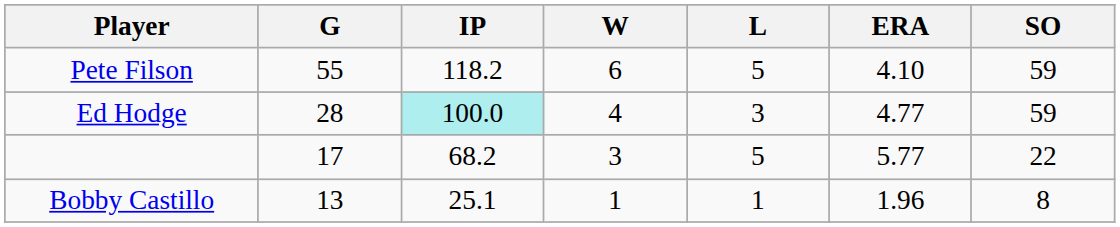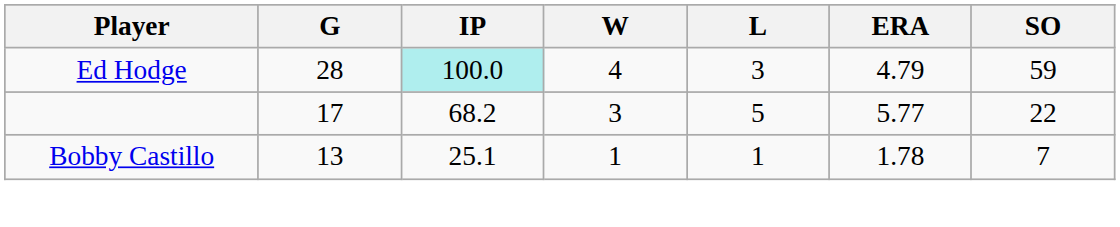- row: (132, 69)
(900, 112) 4.77 -> (900, 69) 4.79
(900, 199) 1.96 -> (900, 156) 1.78
(1043, 199) 8 -> (1043, 156) 7
